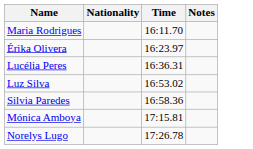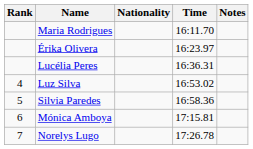+ column: (20, 13)
